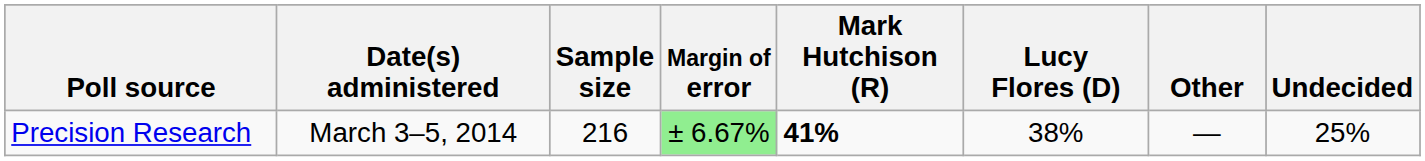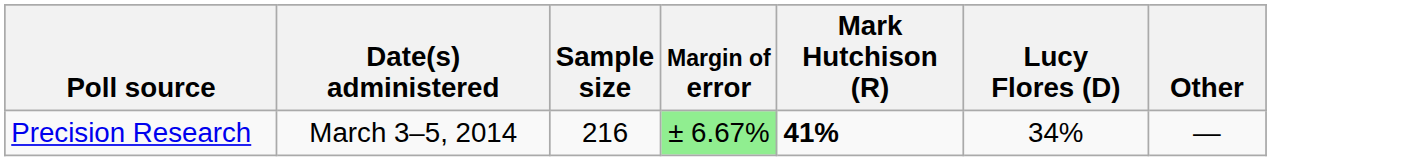- column: (1342, 88)
(1056, 132) 38% -> (1056, 132) 34%
